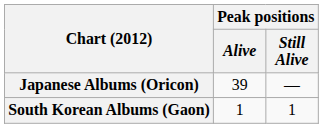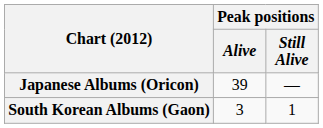(240, 110) 1 -> (240, 110) 3
